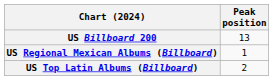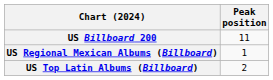(244, 38) 13 -> (244, 38) 11
